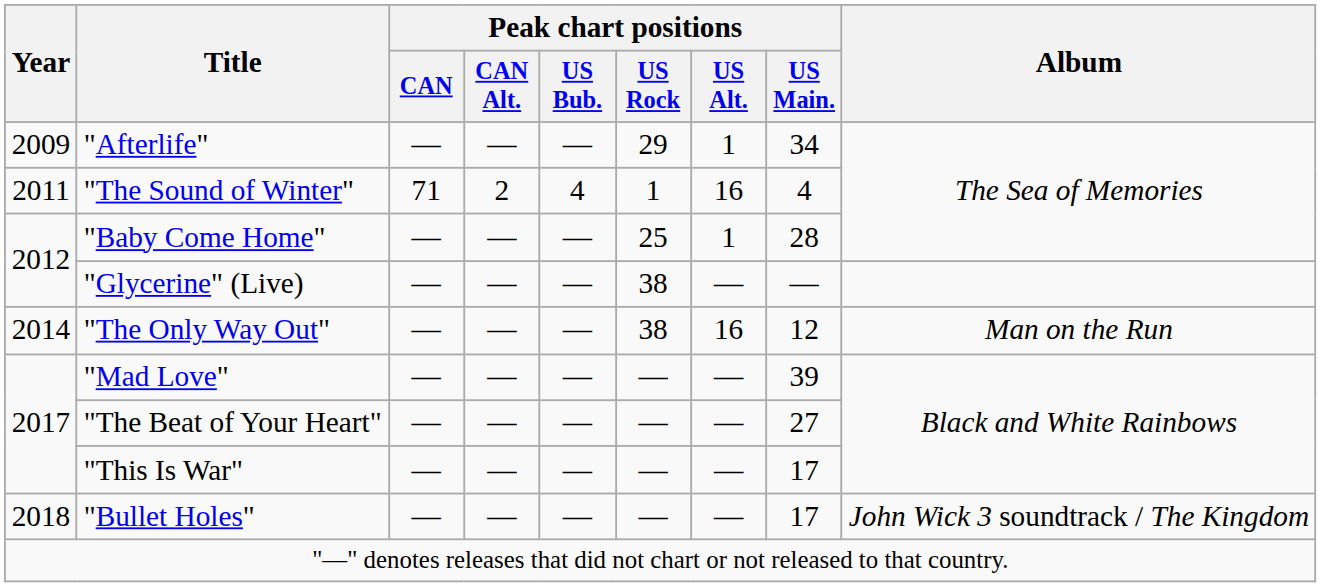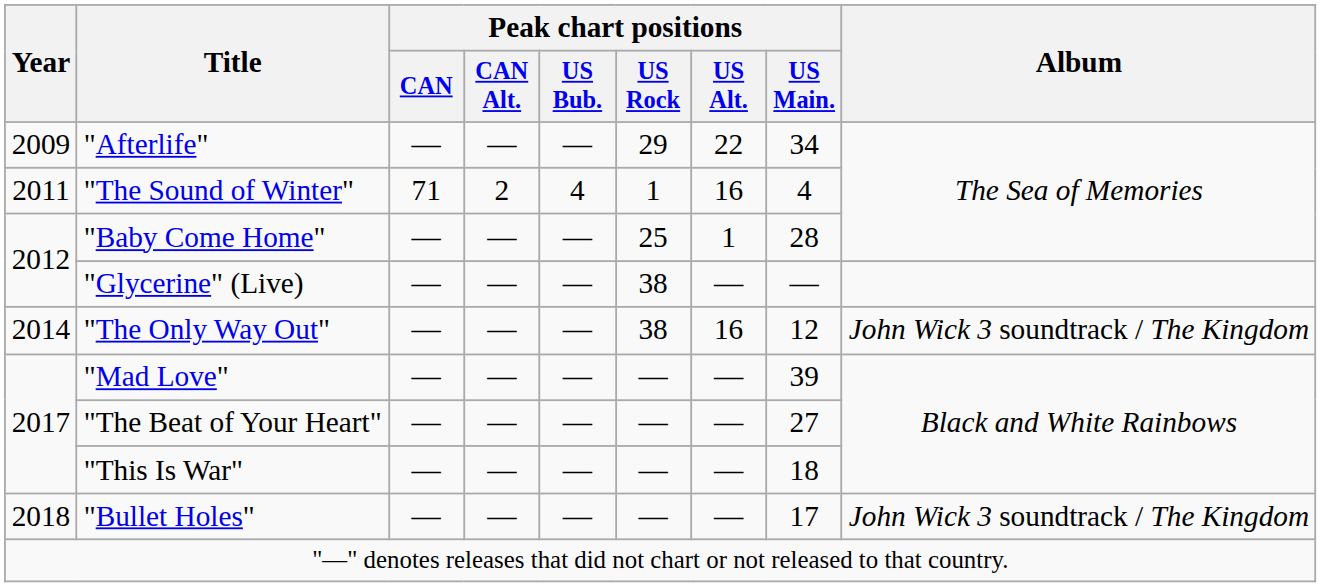(729, 144) 1 -> (729, 144) 22
(1079, 330) Man on the Run -> (1079, 330) John Wick 3 soundtrack / The Kingdom
(804, 469) 17 -> (804, 469) 18
